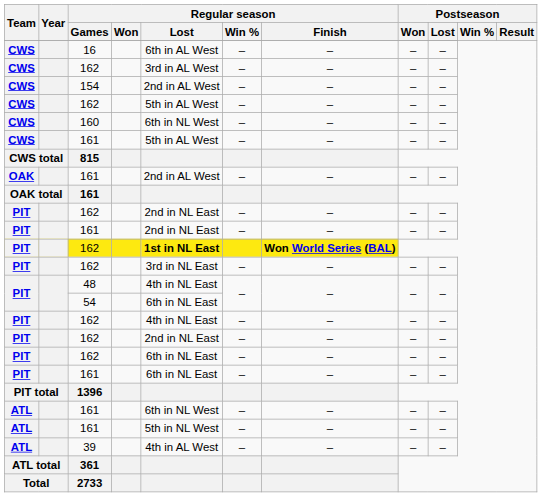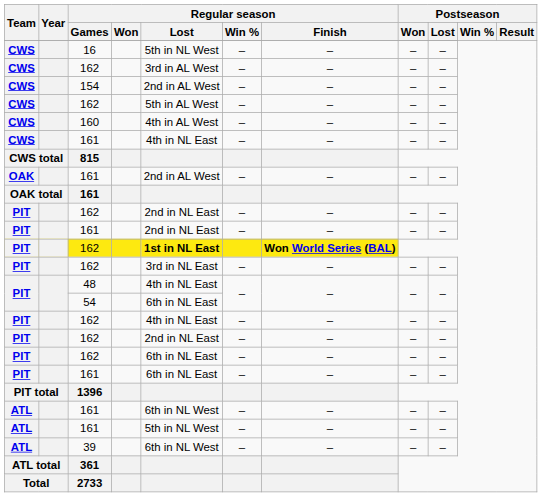(182, 50) 6th in AL West -> (182, 50) 5th in NL West
(182, 122) 6th in NL West -> (182, 122) 4th in AL West
(182, 140) 5th in AL West -> (182, 140) 4th in NL East
(182, 447) 4th in AL West -> (182, 447) 6th in NL West
